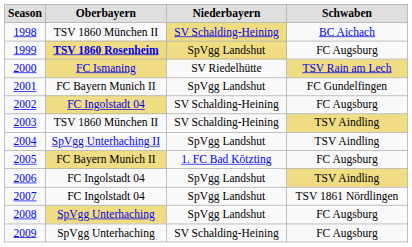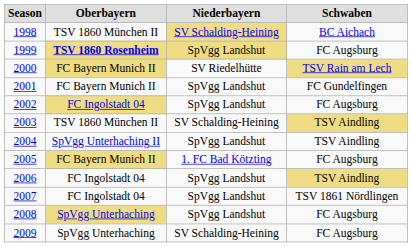(106, 68) FC Ismaning -> (106, 68) FC Bayern Munich II
(226, 104) SV Schalding-Heining -> (226, 104) SpVgg Landshut
